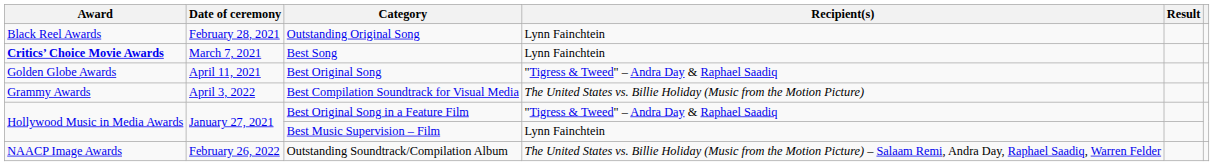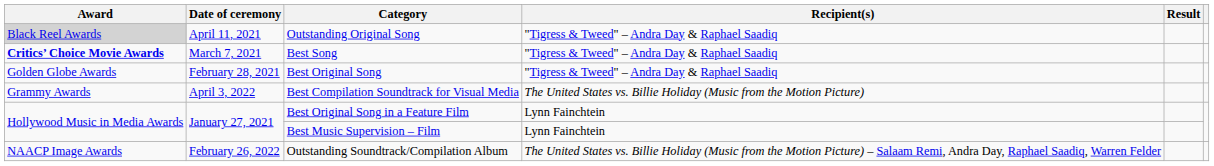(54, 33) no background -> (54, 33) lightgrey background
(234, 33) February 28, 2021 -> (225, 33) April 11, 2021
(565, 33) Lynn Fainchtein -> (651, 33) "Tigress & Tweed" – Andra Day & Raphael Saadiq
(565, 53) Lynn Fainchtein -> (651, 53) "Tigress & Tweed" – Andra Day & Raphael Saadiq
(225, 72) April 11, 2021 -> (234, 72) February 28, 2021
(651, 111) "Tigress & Tweed" – Andra Day & Raphael Saadiq -> (565, 111) Lynn Fainchtein
